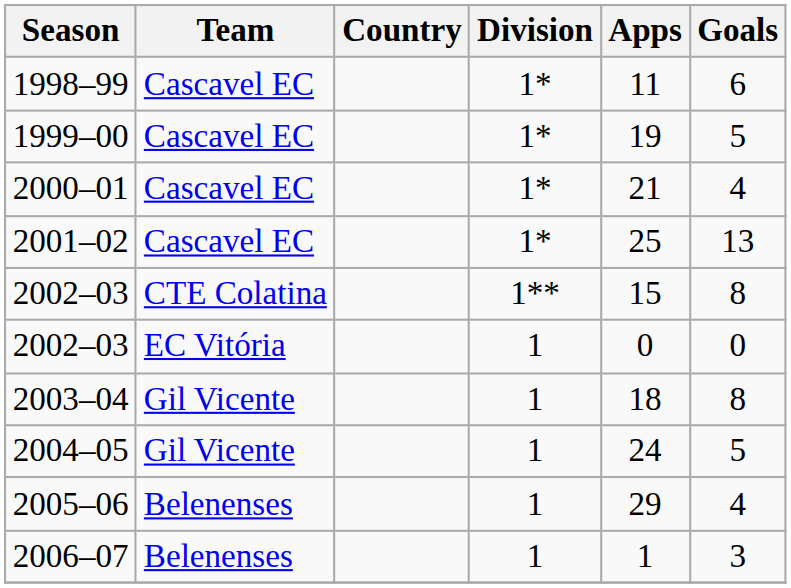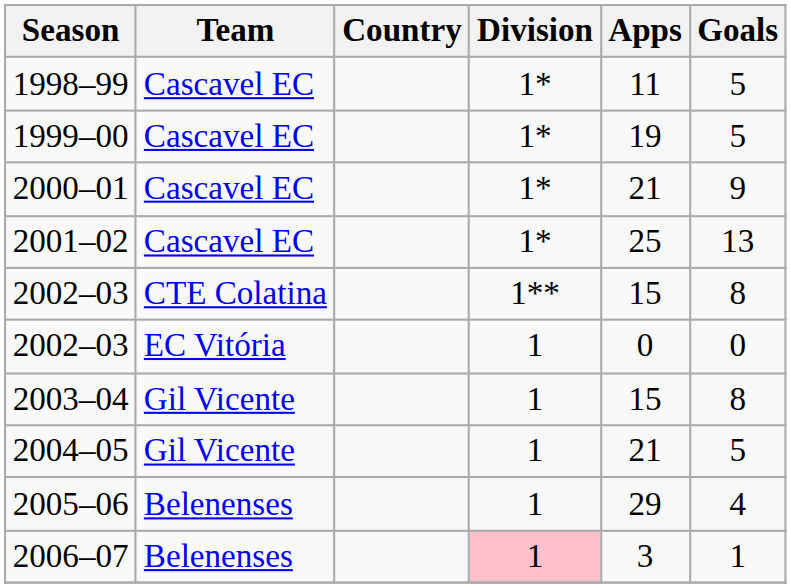(738, 83) 6 -> (738, 83) 5
(738, 188) 4 -> (738, 188) 9
(645, 398) 18 -> (645, 398) 15
(645, 450) 24 -> (645, 450) 21
(535, 556) no background -> (535, 556) pink background
(645, 556) 1 -> (645, 556) 3
(738, 556) 3 -> (738, 556) 1
